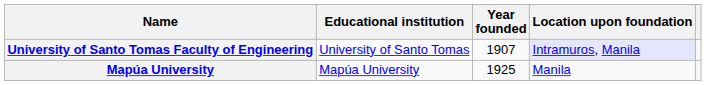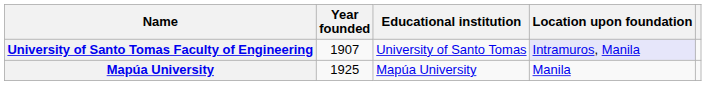columns swapped: (501, 22) <-> (394, 22)
